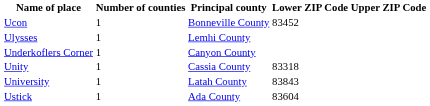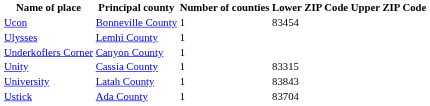columns swapped: (141, 8) <-> (229, 8)
(285, 22) 83452 -> (285, 22) 83454
(285, 67) 83318 -> (285, 67) 83315
(285, 96) 83604 -> (285, 96) 83704
